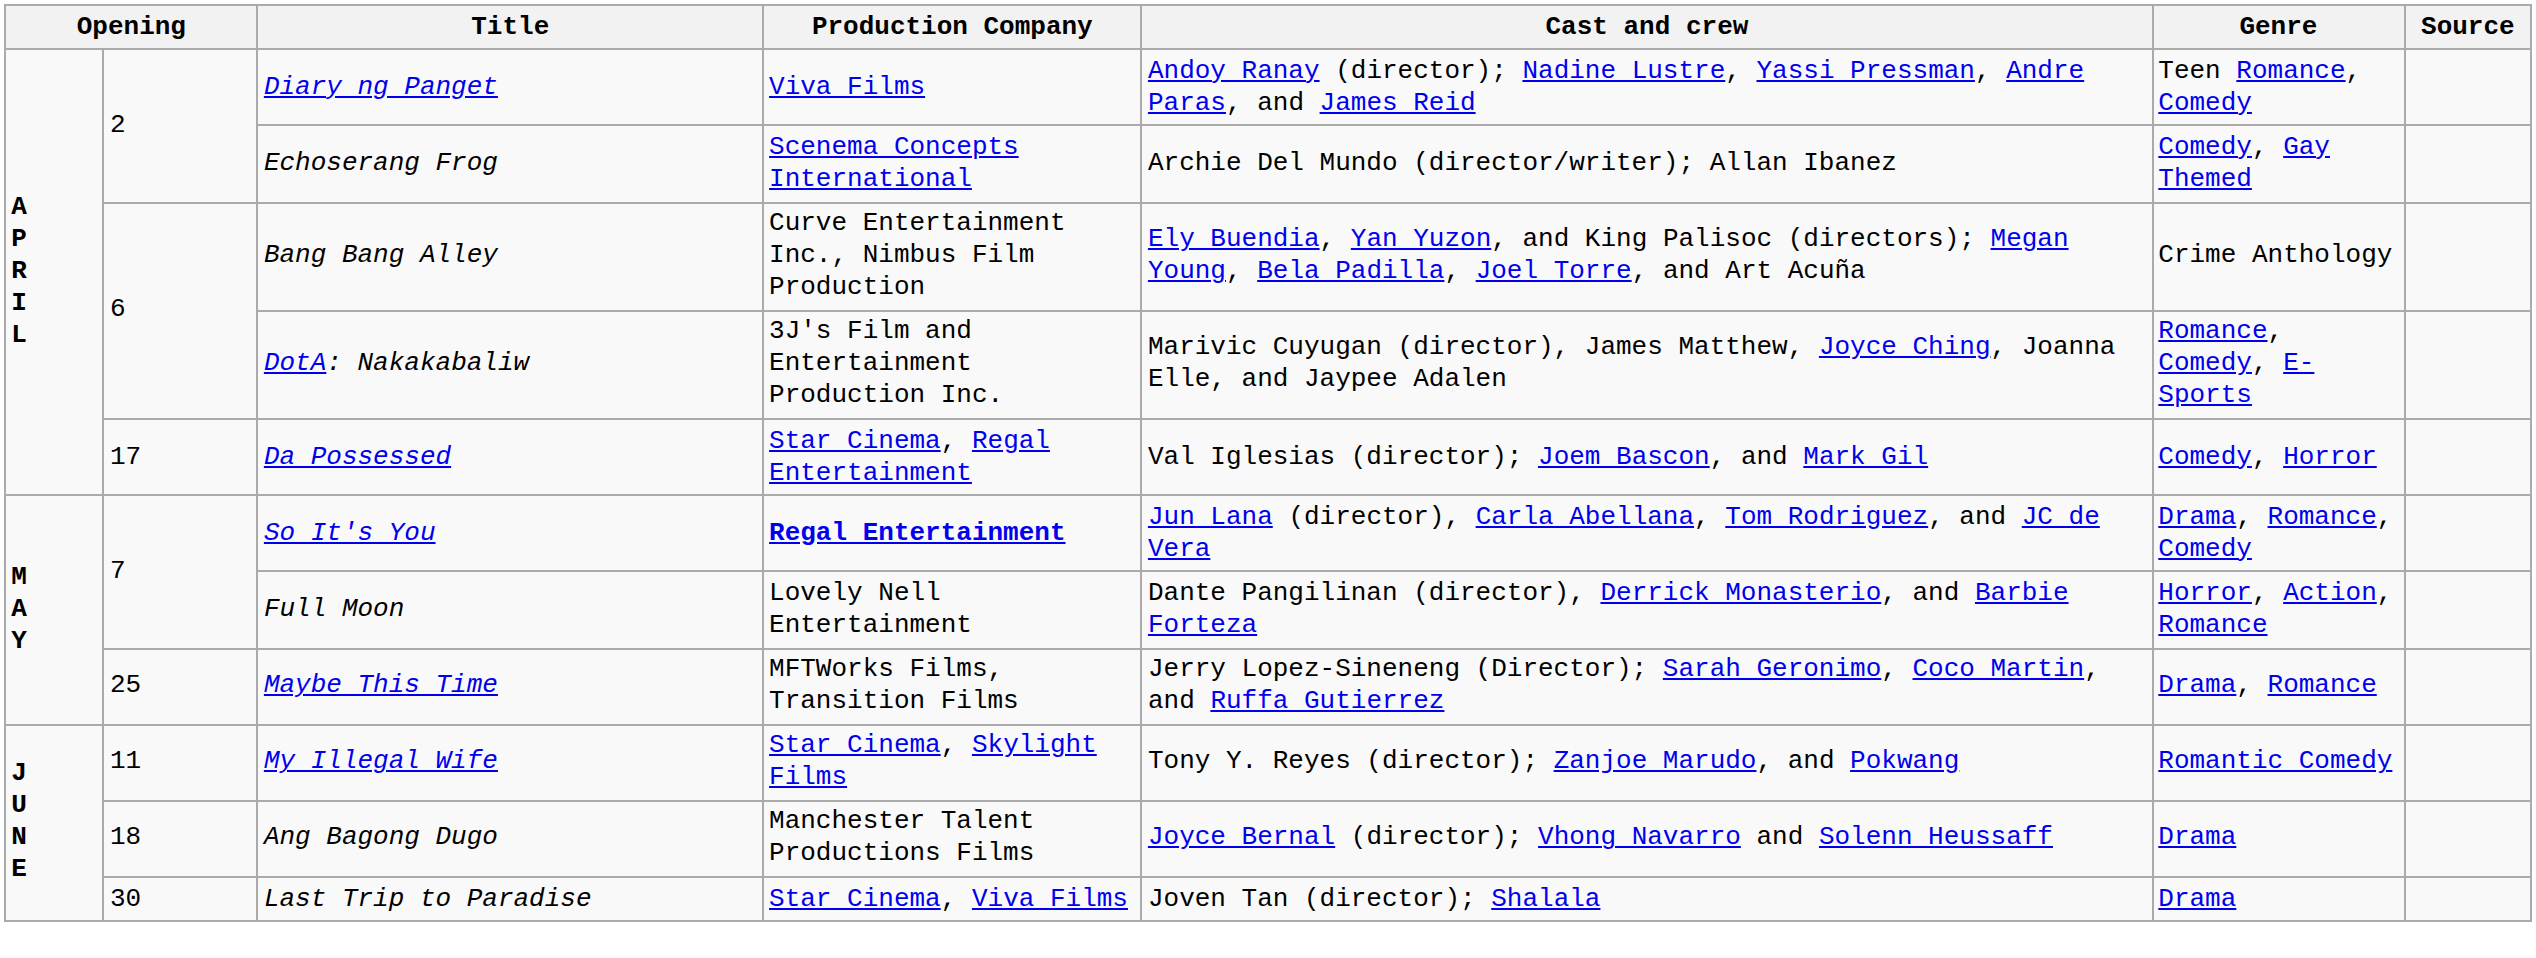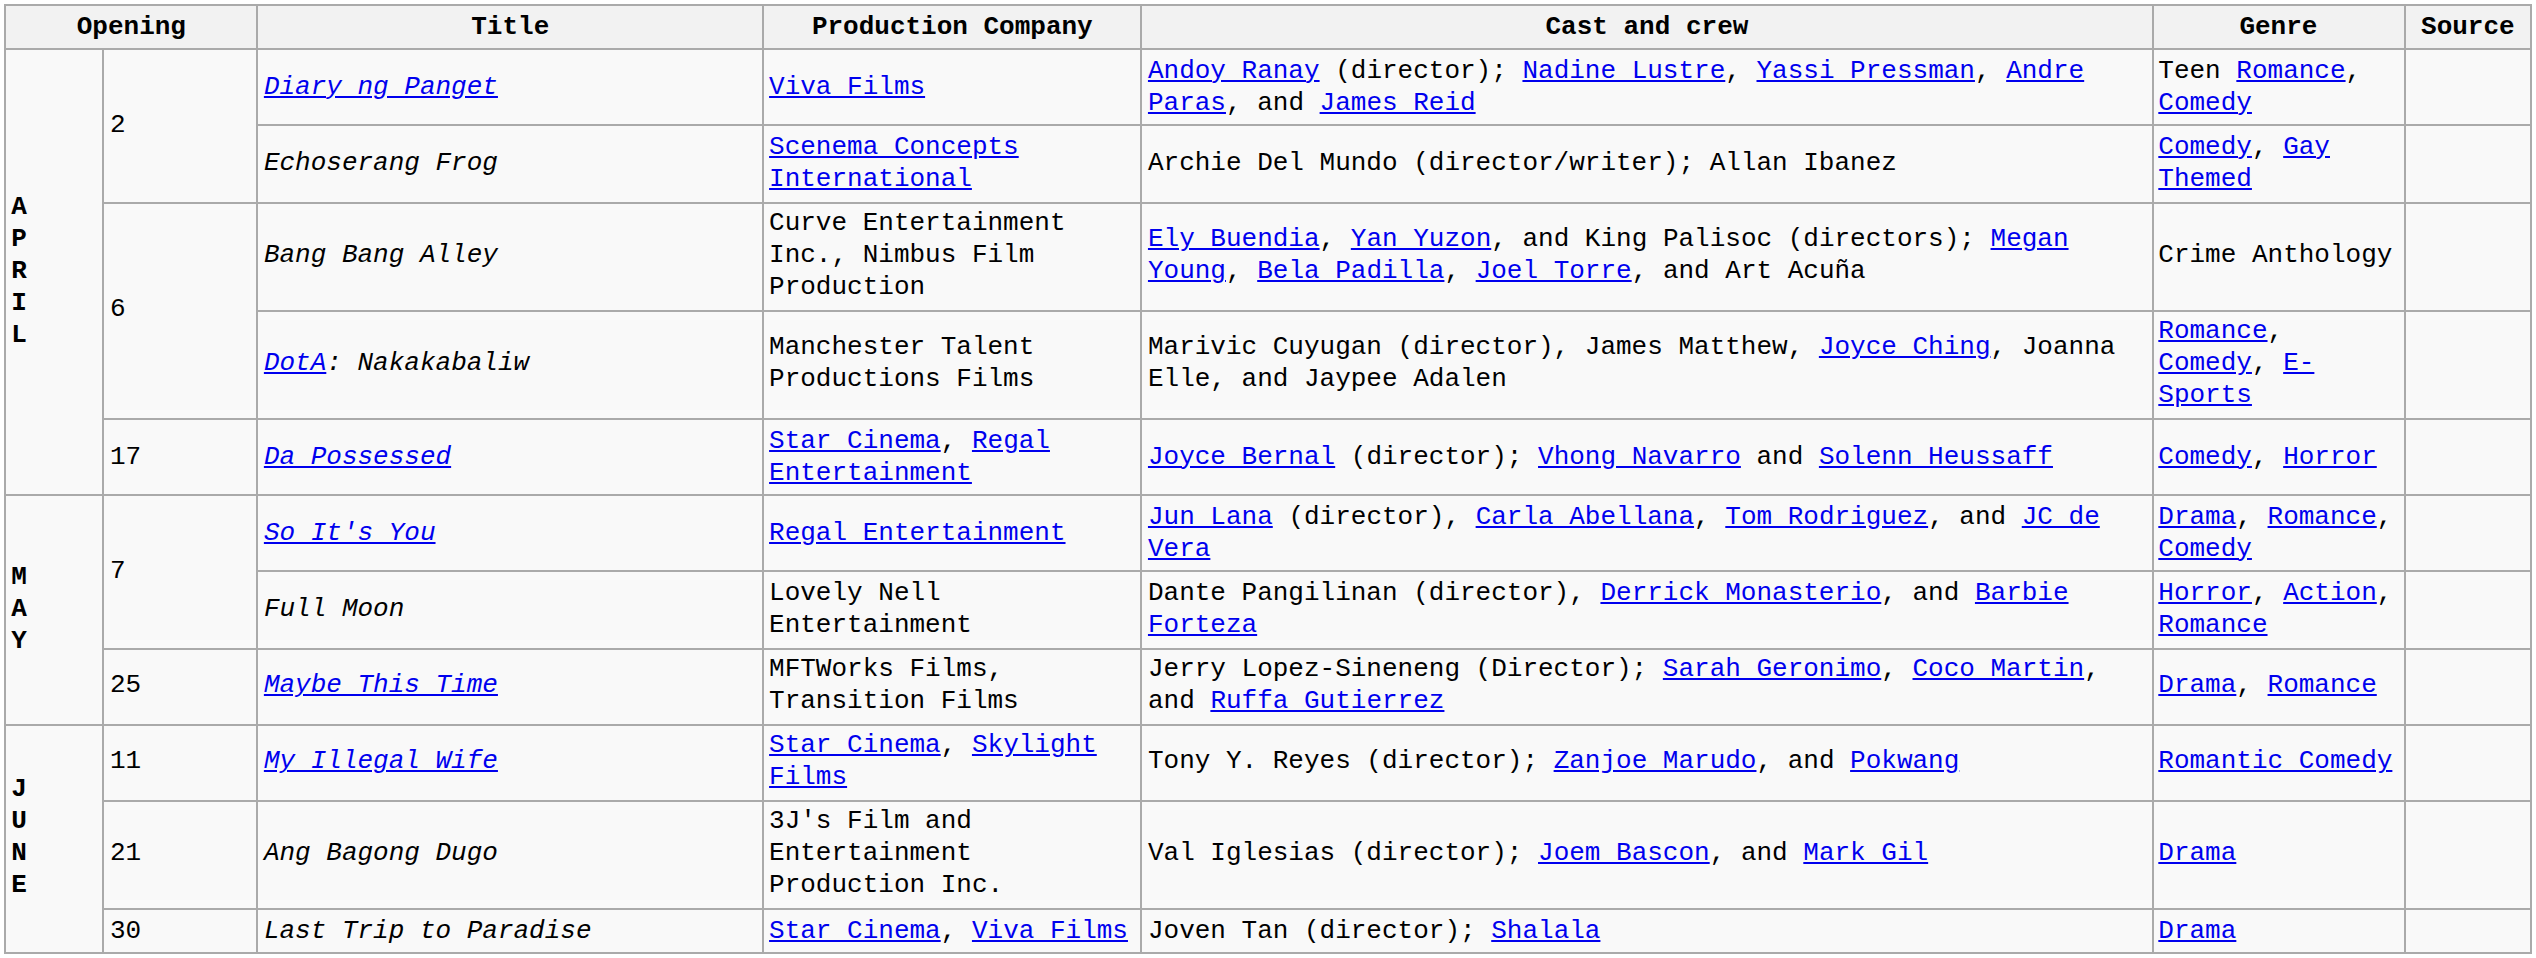(886, 364) 3J's Film and Entertainment Production Inc. -> (902, 364) Manchester Talent Productions Films
(1538, 456) Val Iglesias (director); Joem Bascon, and Mark Gil -> (1600, 456) Joyce Bernal (director); Vhong Navarro and Solenn Heussaff
(917, 532) bold -> (917, 532) normal
(126, 838) 18 -> (126, 854) 21
(902, 838) Manchester Talent Productions Films -> (886, 854) 3J's Film and Entertainment Production Inc.
(1600, 838) Joyce Bernal (director); Vhong Navarro and Solenn Heussaff -> (1538, 854) Val Iglesias (director); Joem Bascon, and Mark Gil
